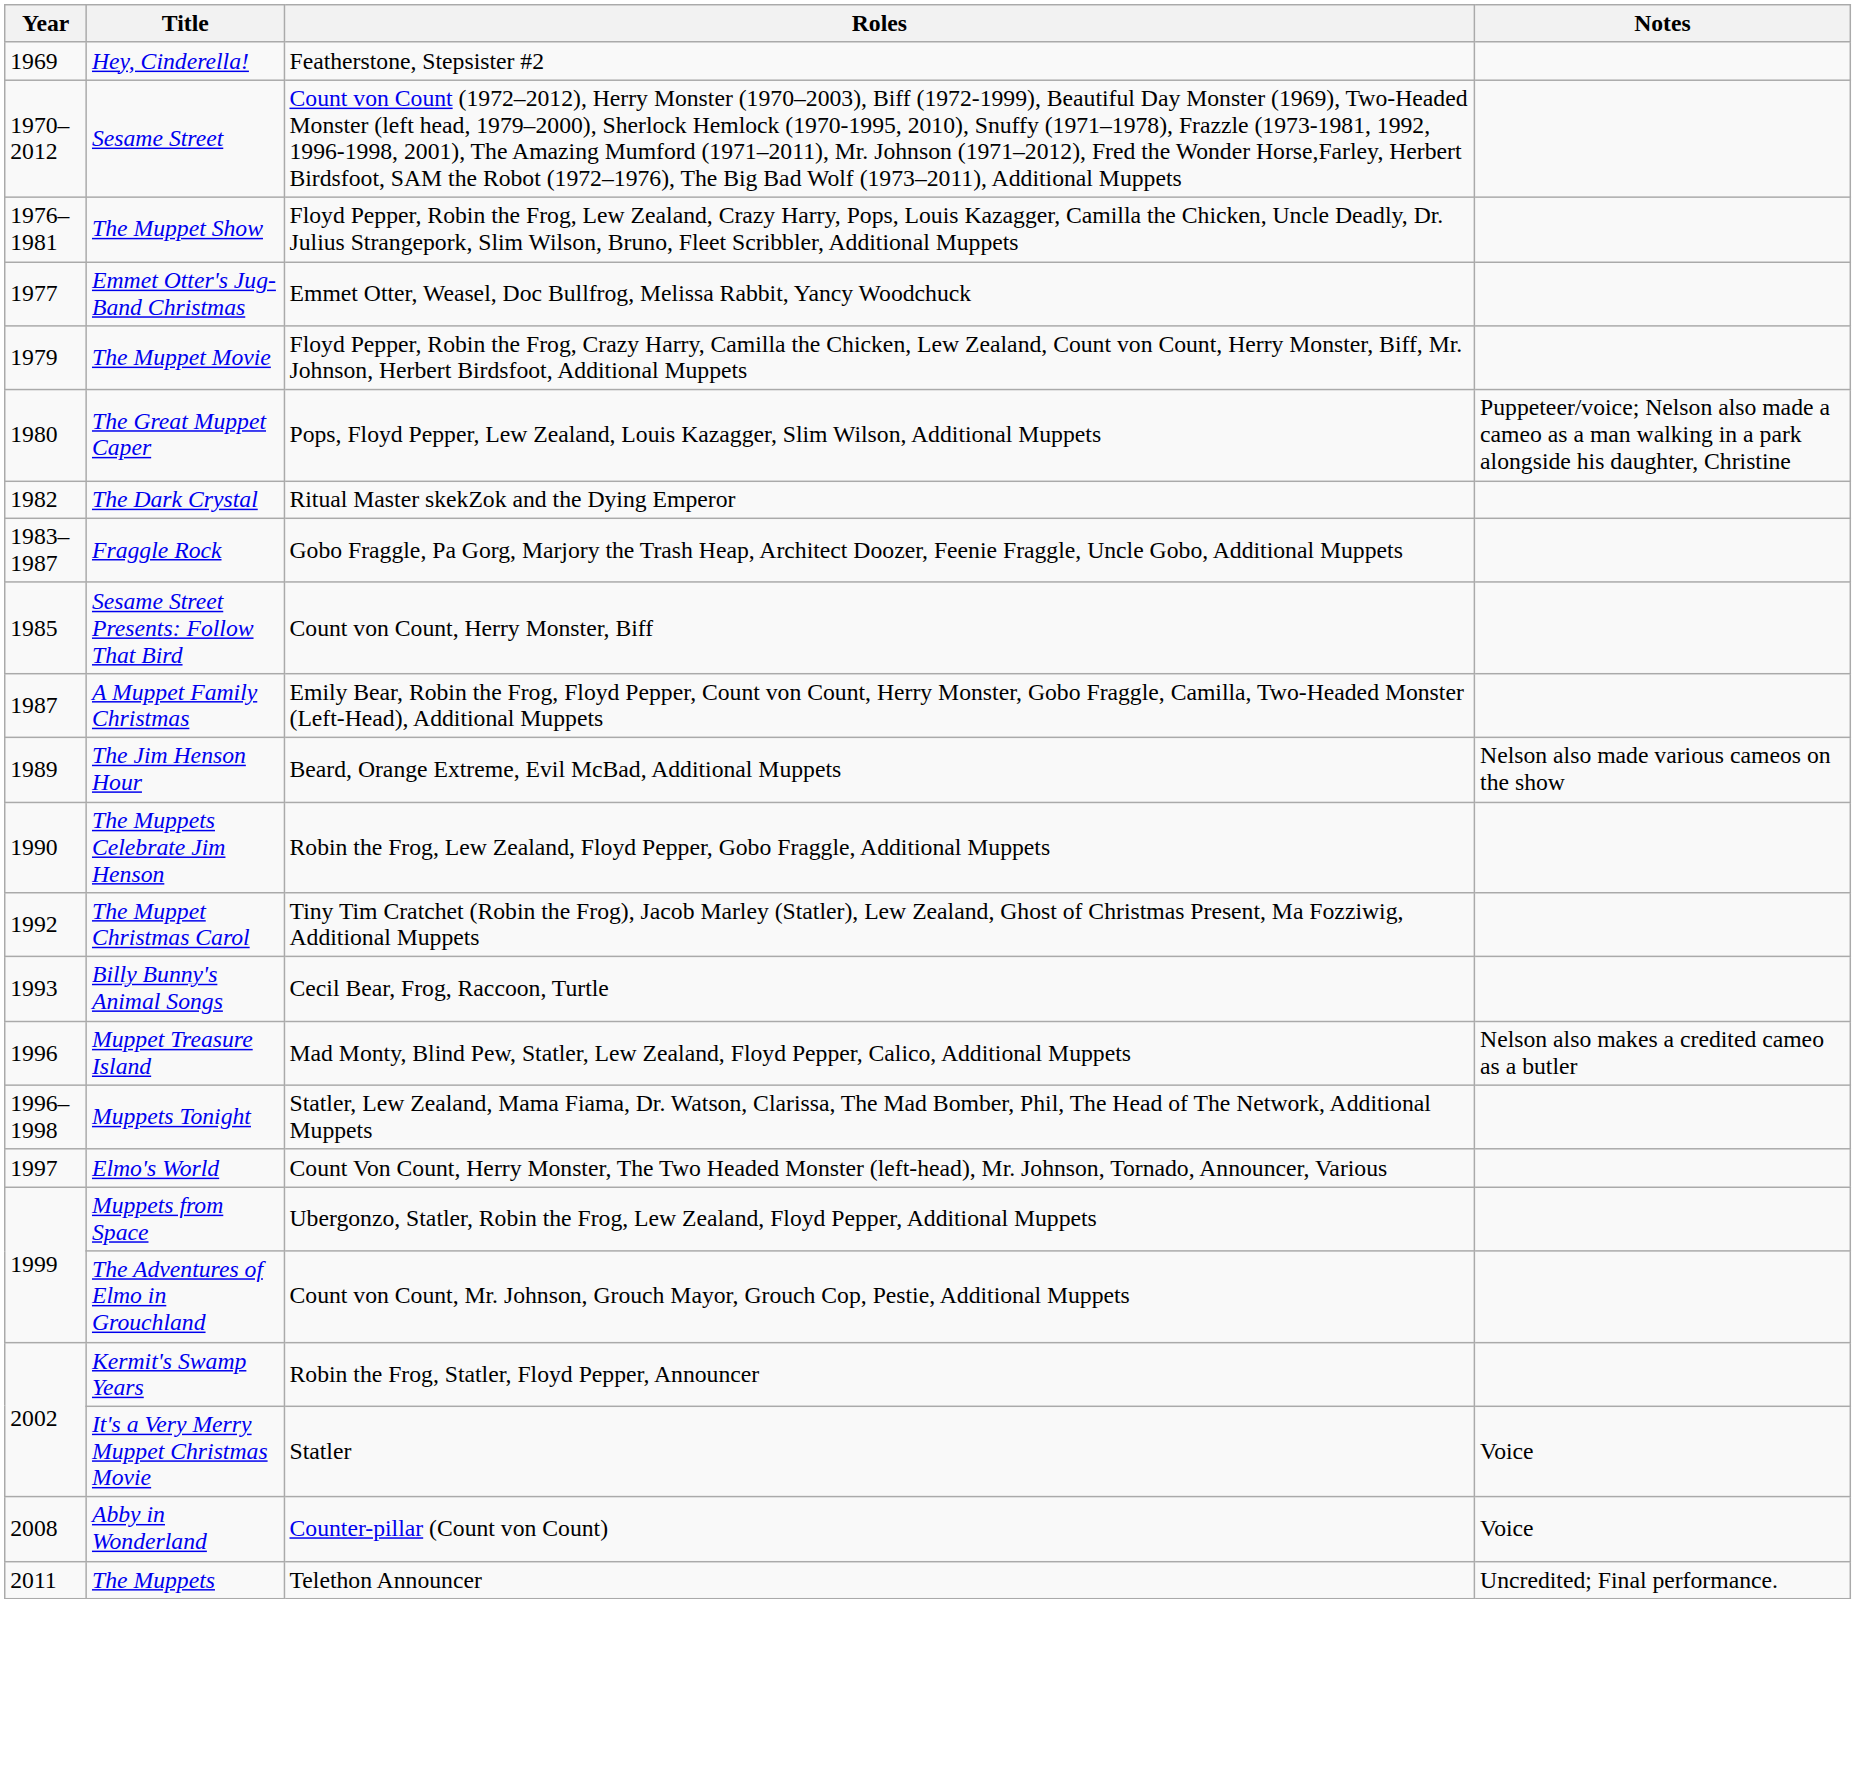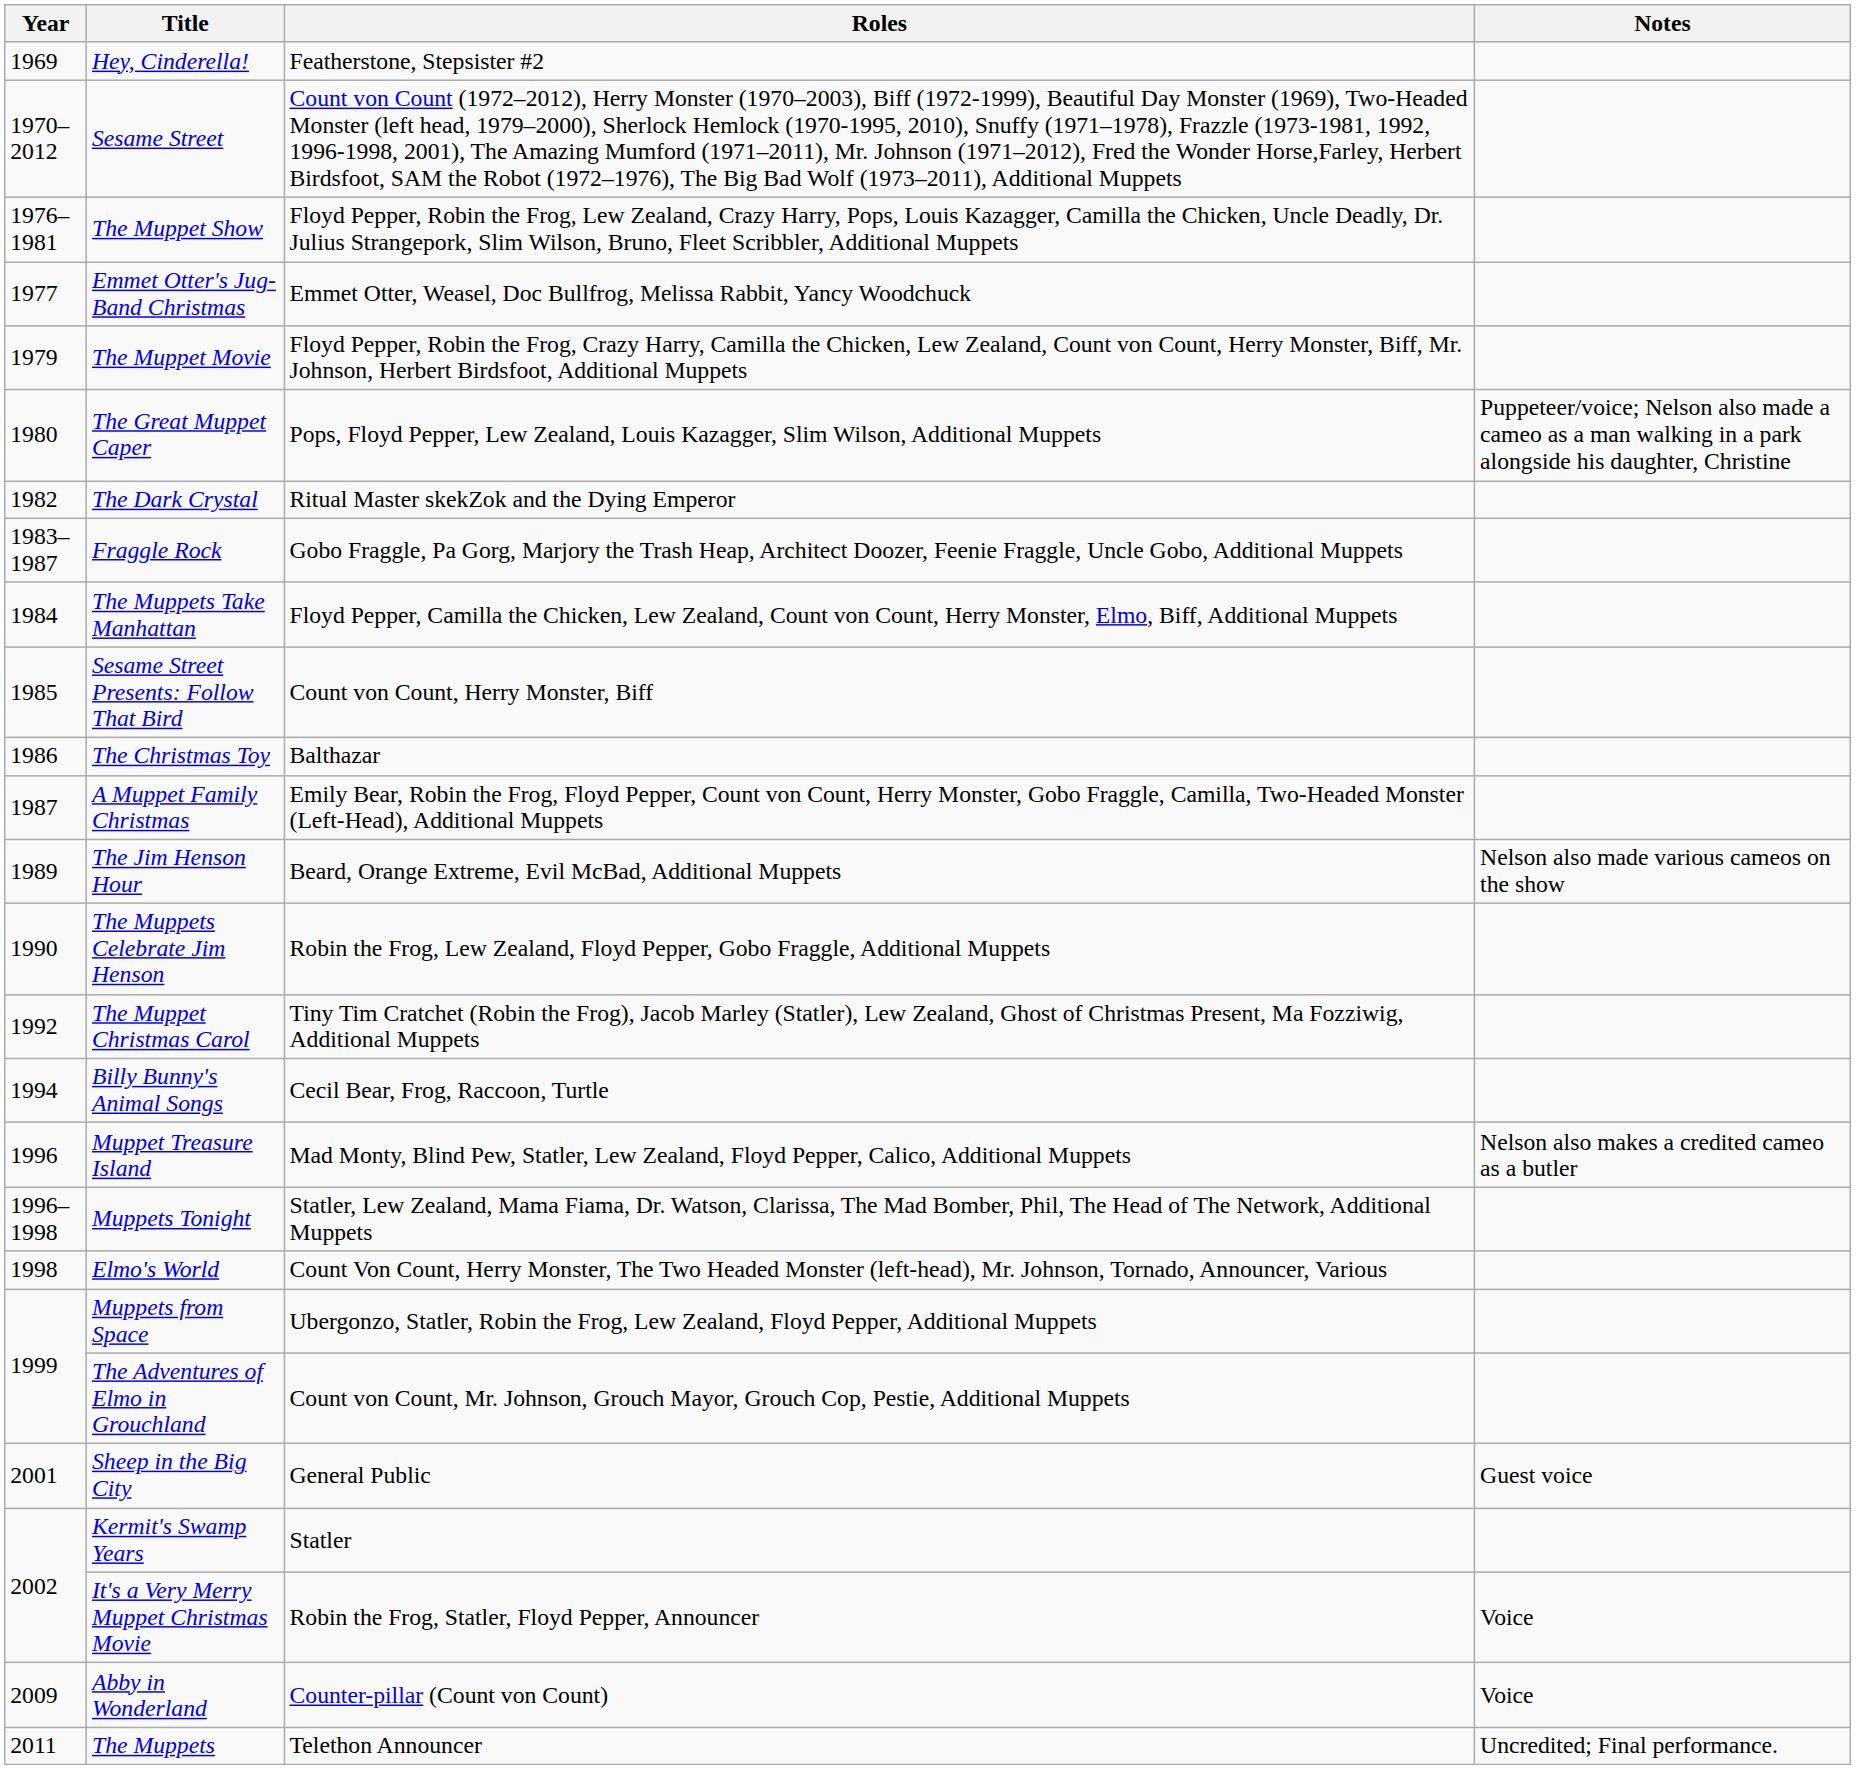+ row: (178, 614)
+ row: (181, 756)
(34, 988) 1993 -> (34, 1090) 1994
(34, 1167) 1997 -> (34, 1269) 1998
+ row: (169, 1475)
(524, 1373) Robin the Frog, Statler, Floyd Pepper, Announcer -> (320, 1539) Statler
(320, 1451) Statler -> (524, 1617) Robin the Frog, Statler, Floyd Pepper, Announcer
(34, 1528) 2008 -> (34, 1694) 2009
